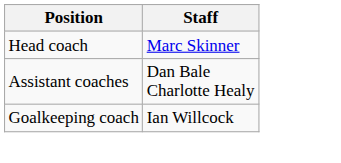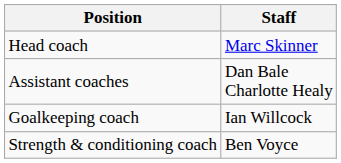+ row: (113, 144)
